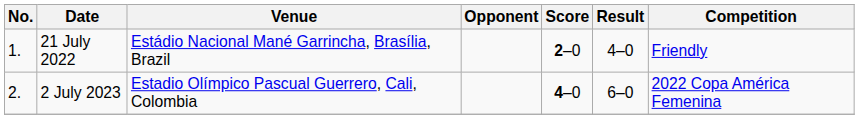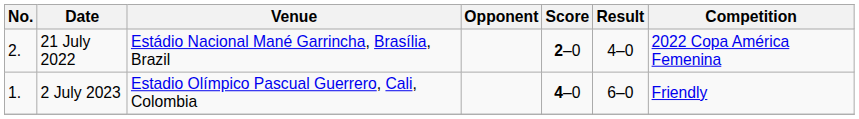(15, 50) 1. -> (15, 50) 2.
(679, 50) Friendly -> (720, 50) 2022 Copa América Femenina
(15, 93) 2. -> (15, 93) 1.
(720, 93) 2022 Copa América Femenina -> (679, 93) Friendly
